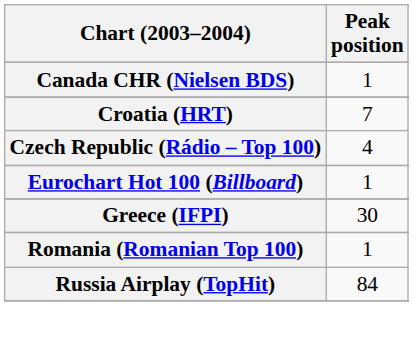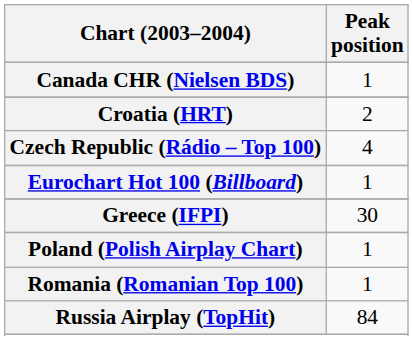(367, 113) 7 -> (367, 113) 2
+ row: (165, 249)
